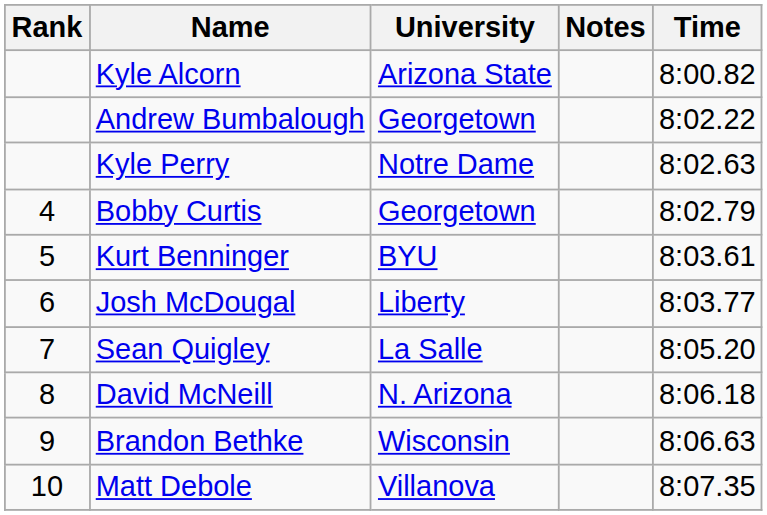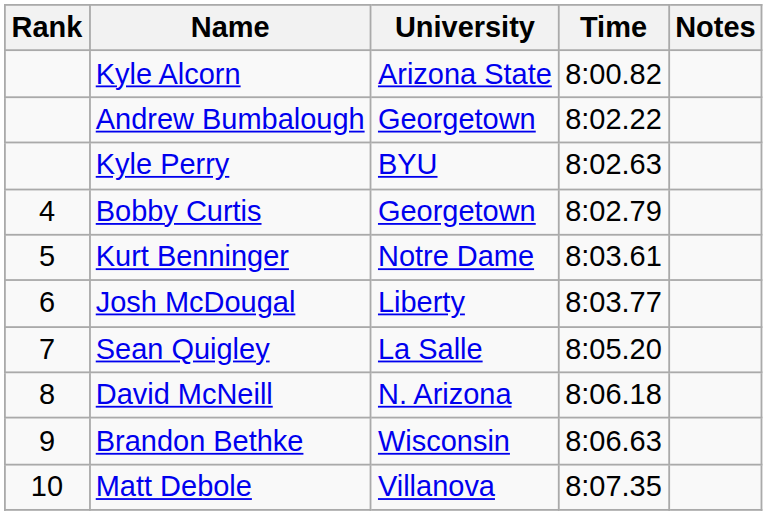columns swapped: (707, 27) <-> (605, 27)
(456, 165) Notre Dame -> (408, 165) BYU
(408, 257) BYU -> (456, 257) Notre Dame
